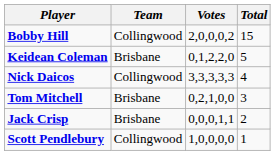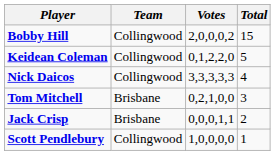(137, 56) Brisbane -> (148, 56) Collingwood
